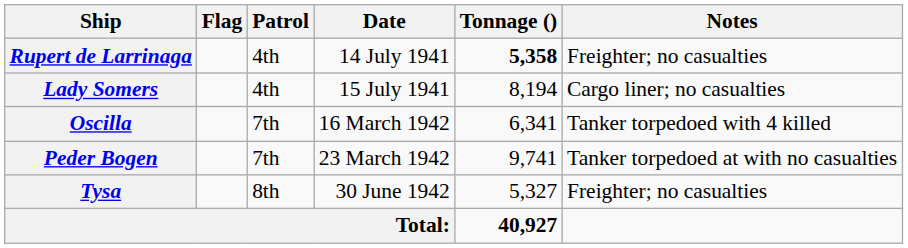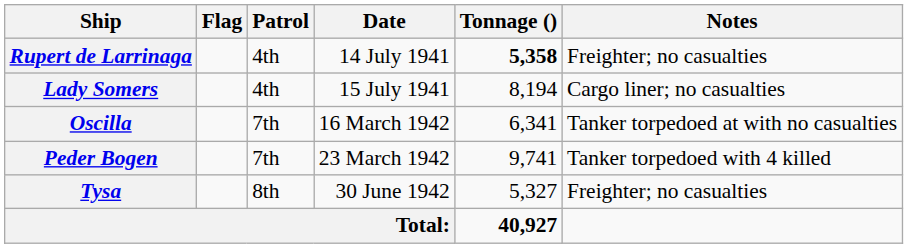(699, 123) Tanker torpedoed with 4 killed -> (732, 123) Tanker torpedoed at with no casualties
(732, 157) Tanker torpedoed at with no casualties -> (699, 157) Tanker torpedoed with 4 killed
